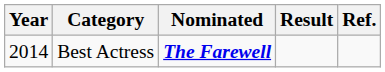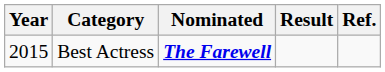(29, 50) 2014 -> (29, 50) 2015
